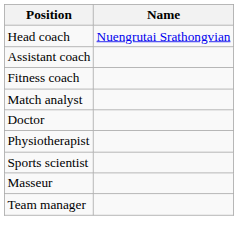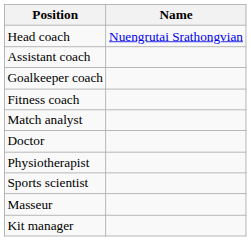+ row: (55, 78)
- row: (47, 204)
+ row: (40, 225)
